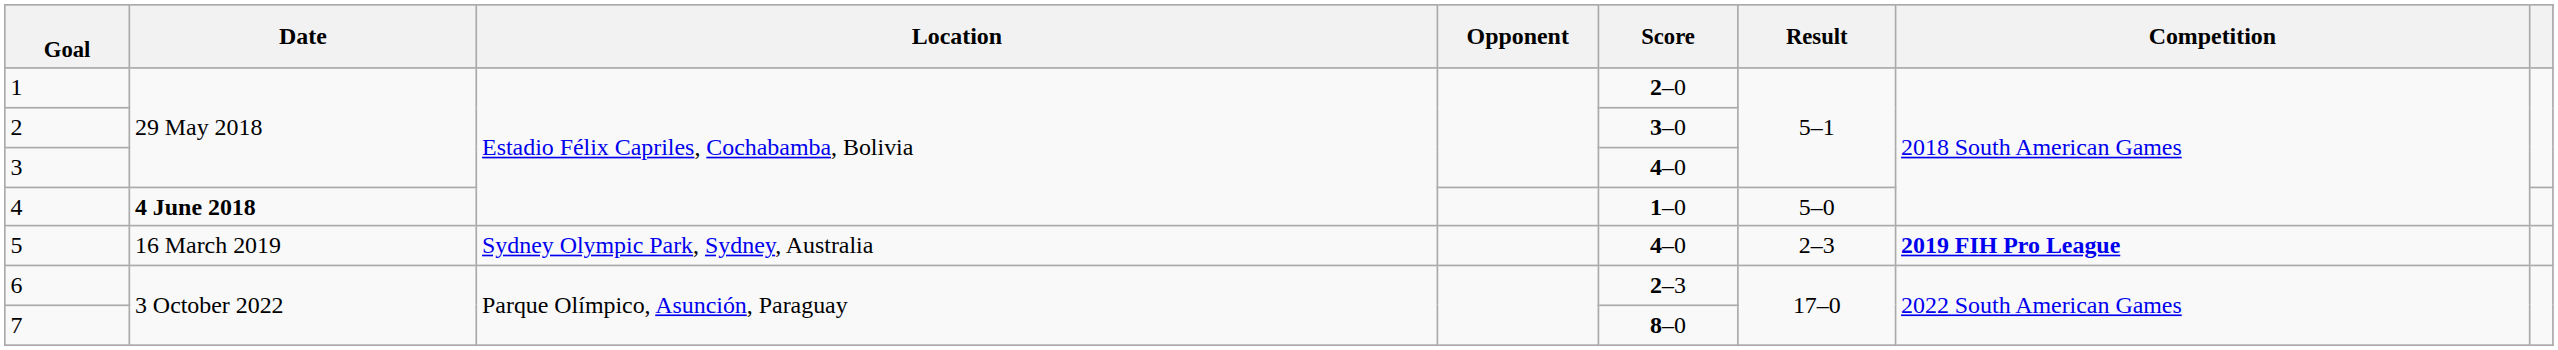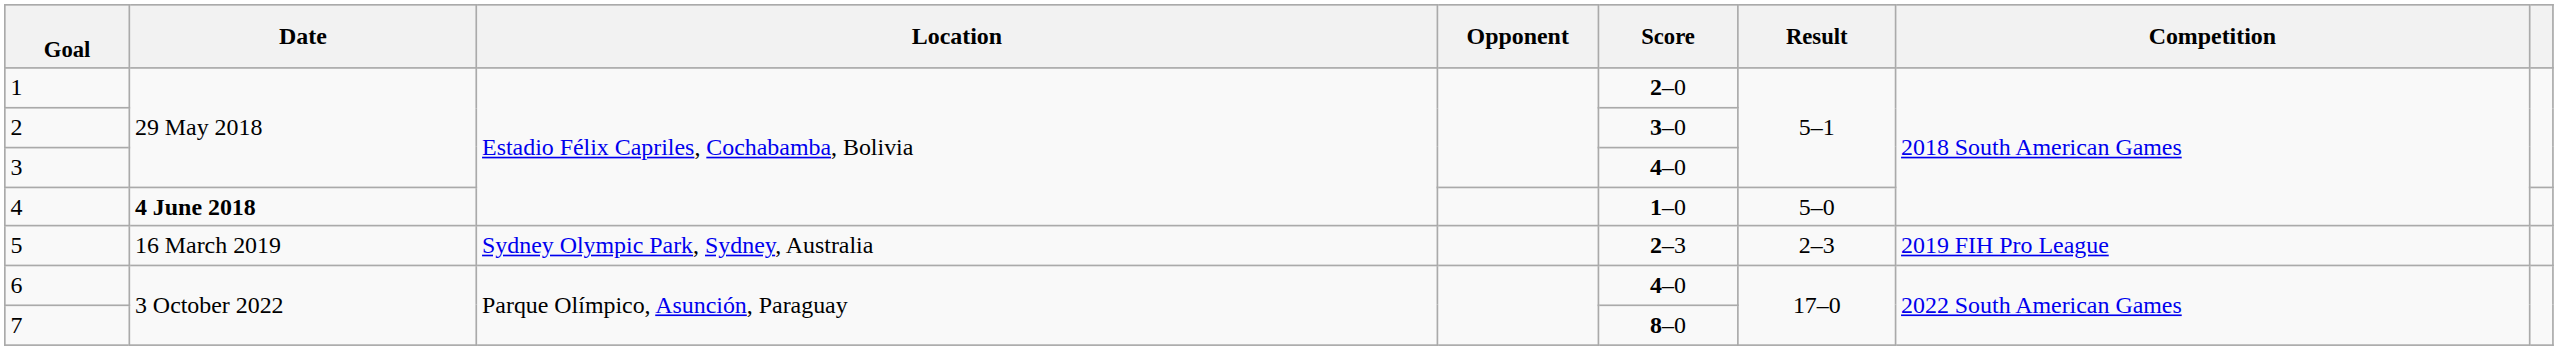(1668, 246) 4–0 -> (1668, 246) 2–3
(2011, 246) bold -> (2005, 246) normal
(1668, 285) 2–3 -> (1668, 285) 4–0
